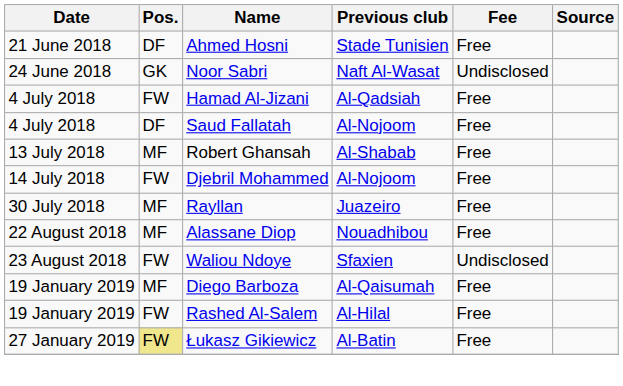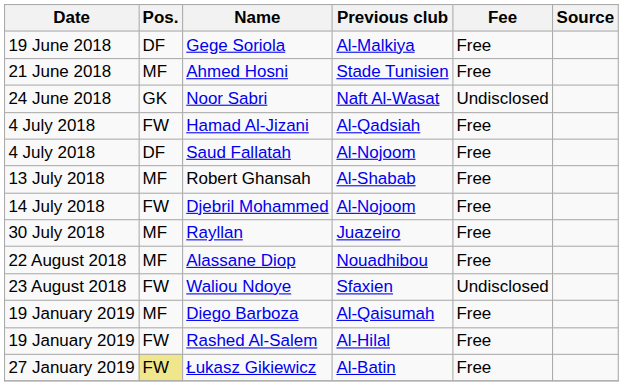+ row: (236, 44)
(154, 44) DF -> (155, 71) MF
